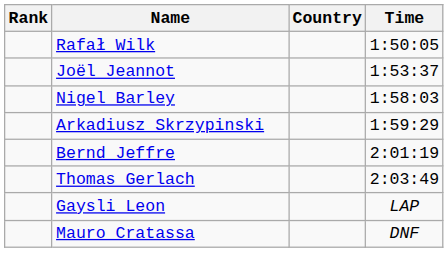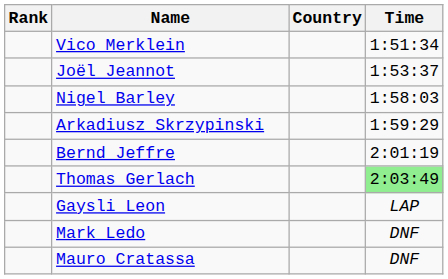- row: (106, 45)
+ row: (120, 45)
(404, 180) no background -> (404, 180) lightgreen background
+ row: (101, 233)
